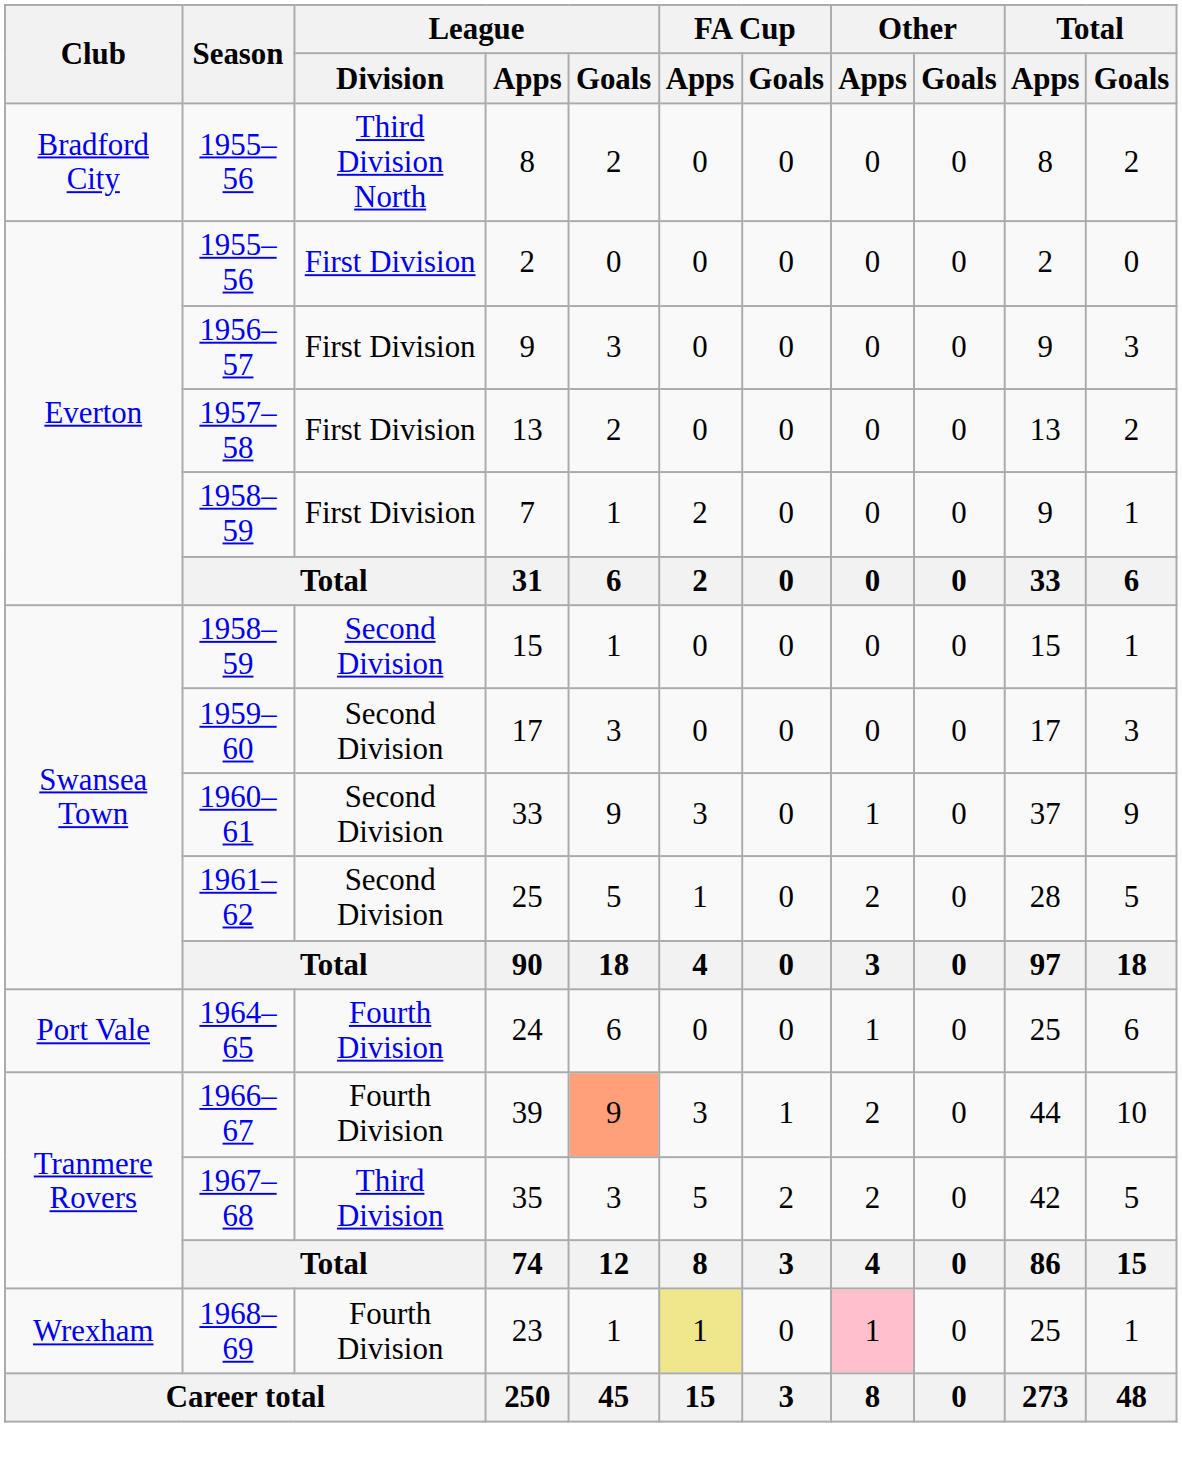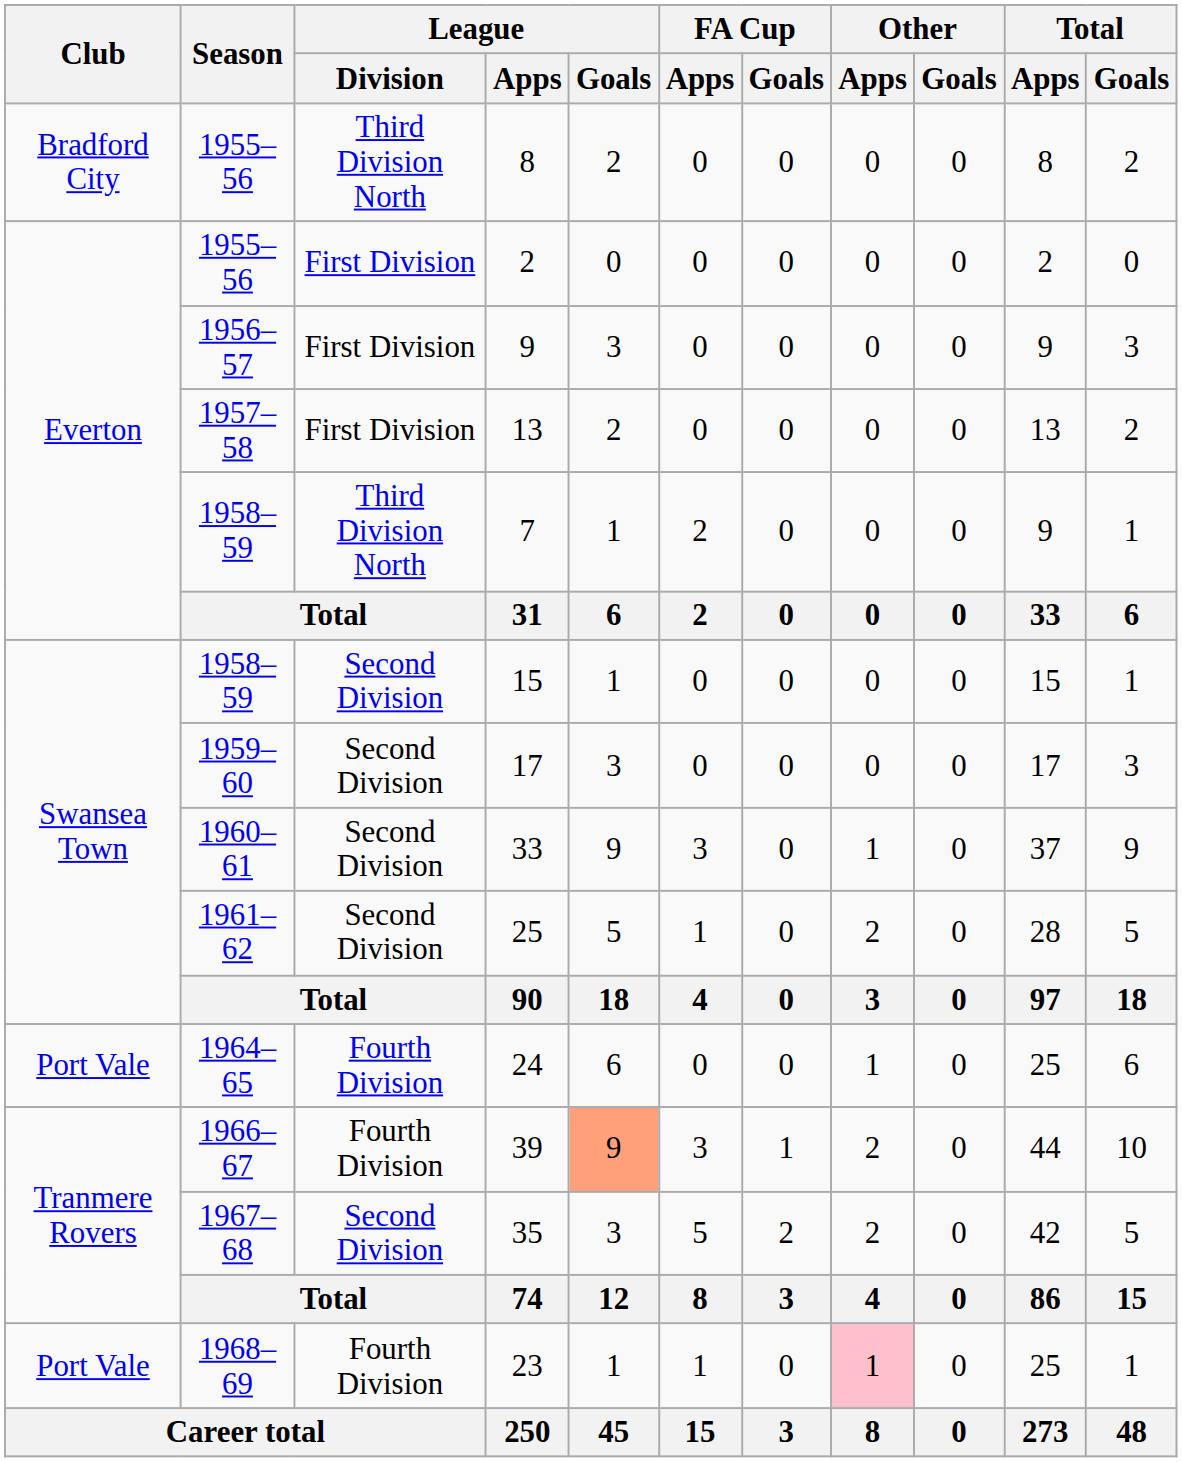(390, 513) First Division -> (390, 531) Third Division North
(390, 1197) Third Division -> (390, 1232) Second Division
(93, 1330) Wrexham -> (93, 1365) Port Vale
(700, 1330) khaki background -> (700, 1365) no background
